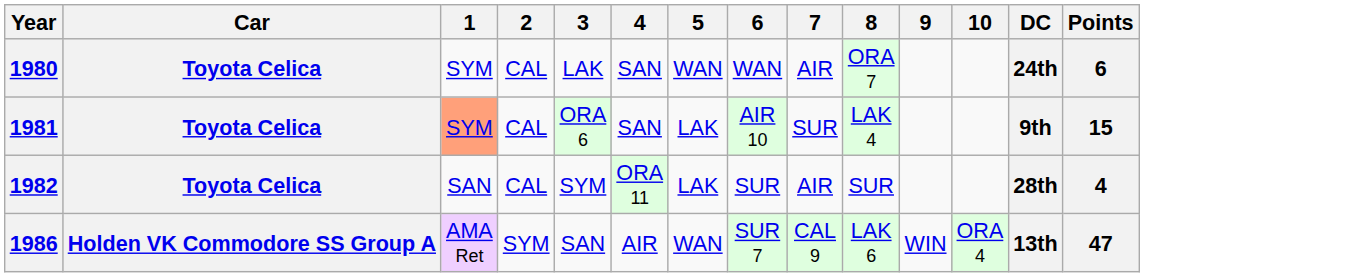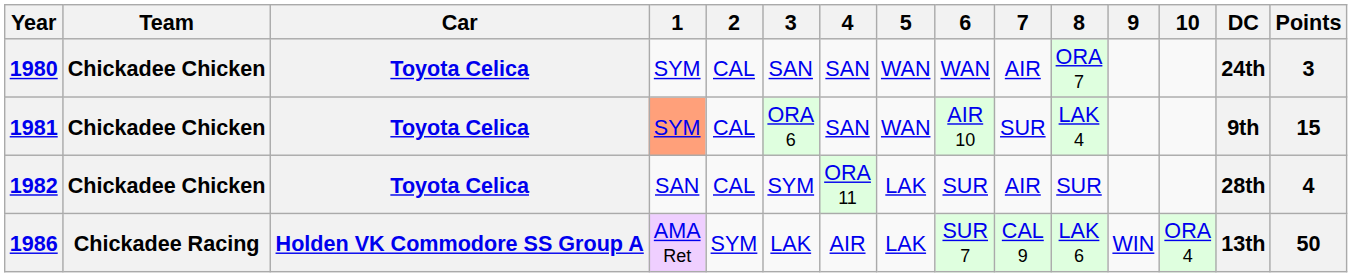+ column: (167, 22)
(583, 68) LAK -> (791, 68) SAN
(1101, 68) 6 -> (1308, 68) 3
(698, 127) LAK -> (906, 127) WAN
(583, 243) SAN -> (791, 243) LAK
(698, 243) WAN -> (906, 243) LAK
(1101, 243) 47 -> (1308, 243) 50
